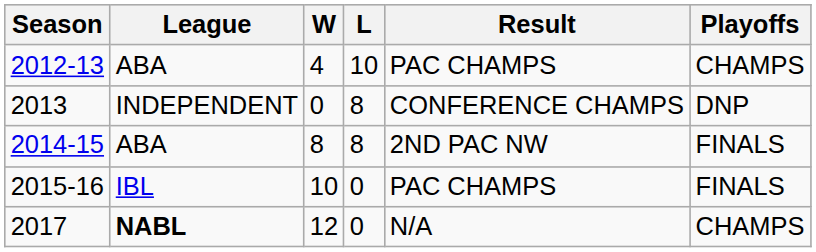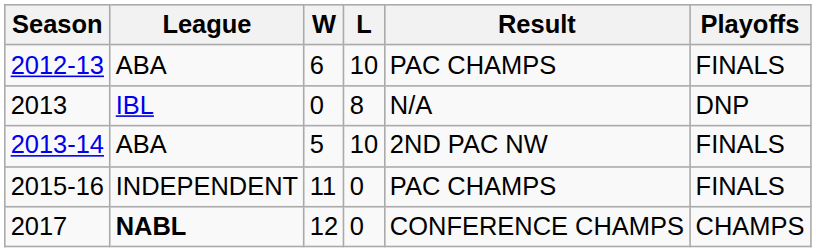(317, 65) 4 -> (317, 65) 6
(750, 65) CHAMPS -> (740, 65) FINALS
(207, 105) INDEPENDENT -> (135, 105) IBL
(537, 105) CONFERENCE CHAMPS -> (411, 105) N/A
+ row: (57, 145)
- row: (57, 145)
(135, 186) IBL -> (207, 186) INDEPENDENT
(324, 186) 10 -> (323, 186) 11
(411, 226) N/A -> (537, 226) CONFERENCE CHAMPS
